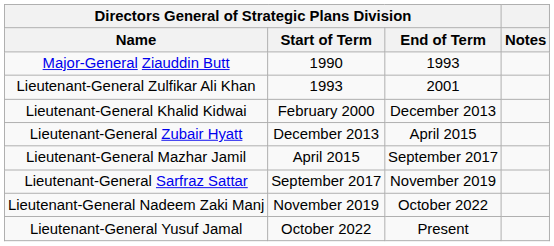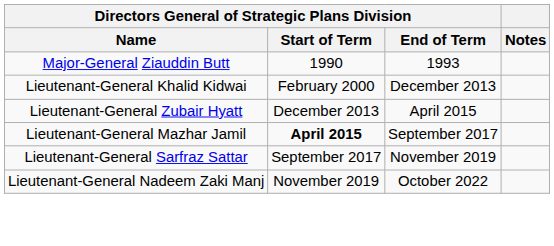- row: (136, 87)
(326, 157) normal -> (326, 134) bold
- row: (136, 228)
